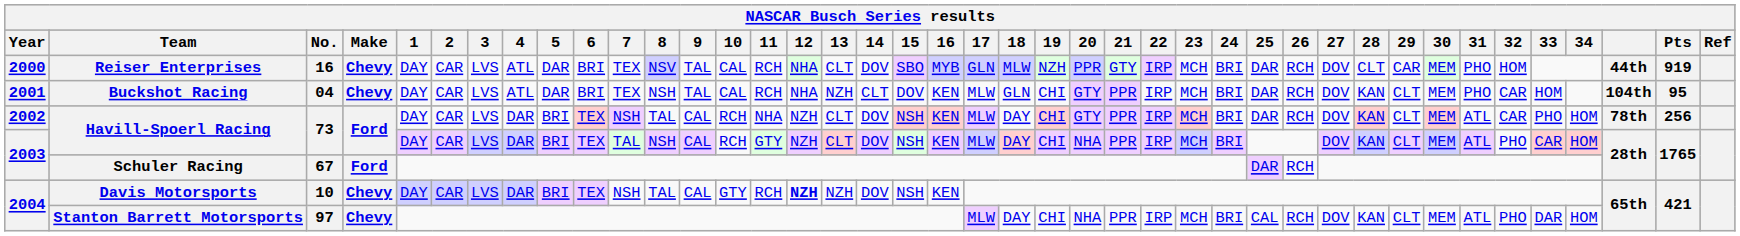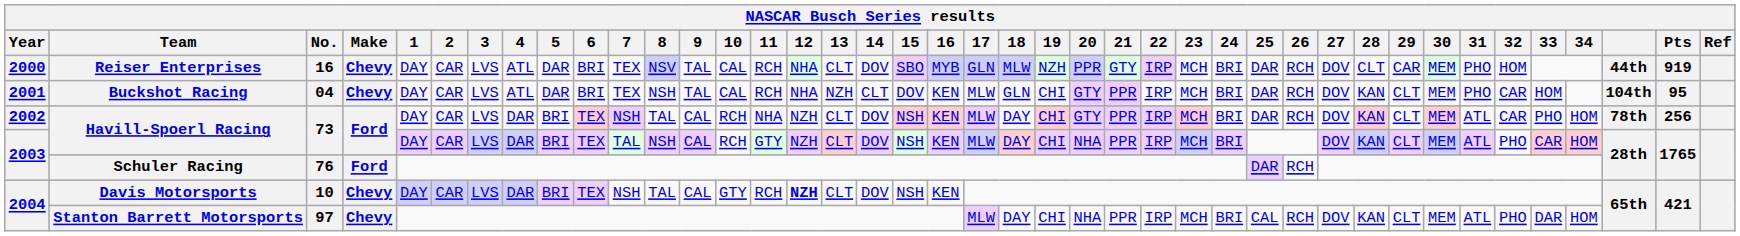(325, 168) 67 -> (325, 168) 76
(839, 193) NZH -> (839, 193) CLT
